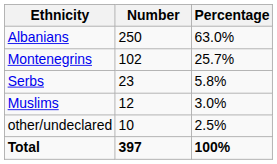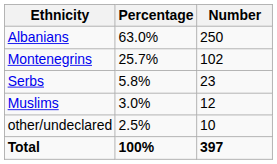columns swapped: (153, 15) <-> (232, 15)
